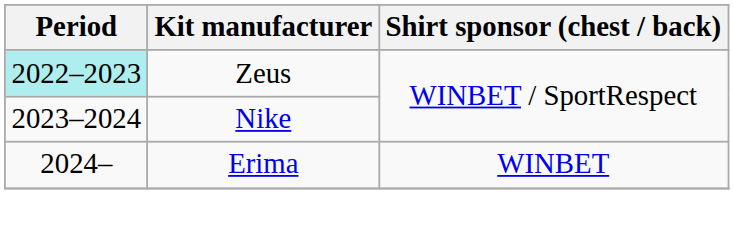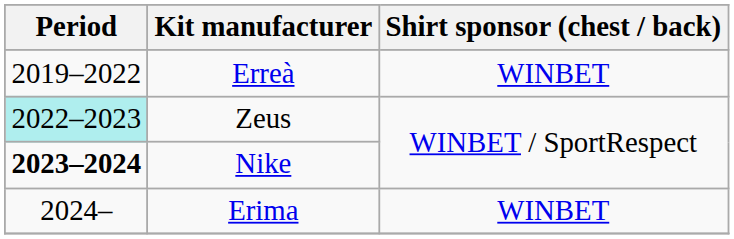+ row: (263, 73)
(76, 118) normal -> (76, 164) bold
